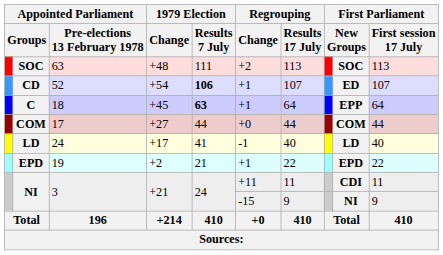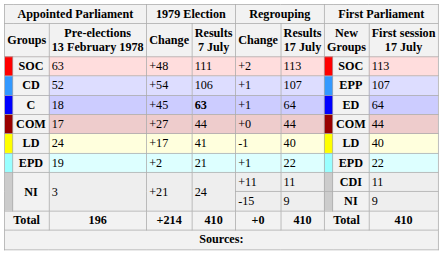(204, 85) bold -> (204, 85) normal
(351, 85) ED -> (351, 85) EPP
(351, 104) EPP -> (351, 104) ED
